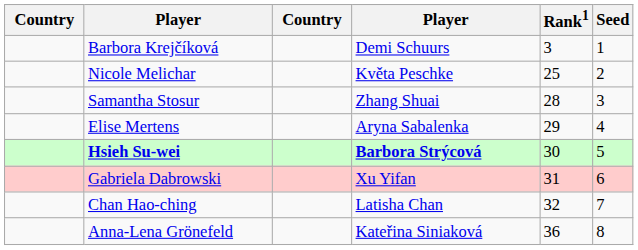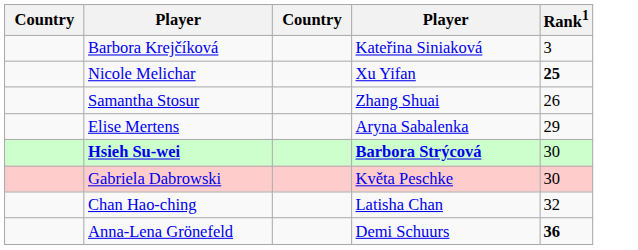- column: (613, 19)
(402, 48) Demi Schuurs -> (419, 48) Kateřina Siniaková
(404, 74) Květa Peschke -> (386, 74) Xu Yifan
(552, 74) normal -> (552, 74) bold
(552, 100) 28 -> (552, 100) 26
(386, 178) Xu Yifan -> (404, 178) Květa Peschke
(552, 178) 31 -> (552, 178) 30
(419, 231) Kateřina Siniaková -> (402, 231) Demi Schuurs
(552, 231) normal -> (552, 231) bold
